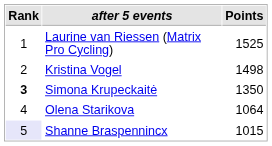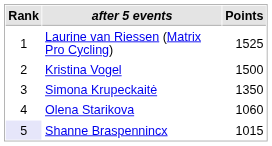(249, 70) 1498 -> (249, 70) 1500
(24, 90) bold -> (24, 90) normal
(249, 110) 1064 -> (249, 110) 1060
